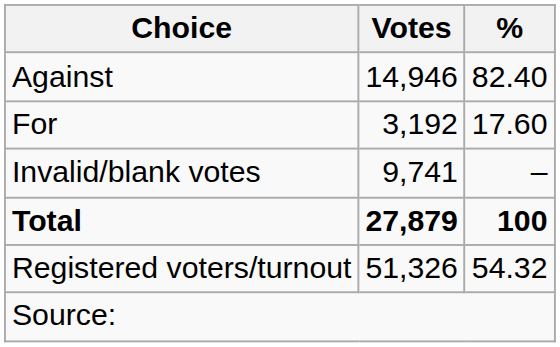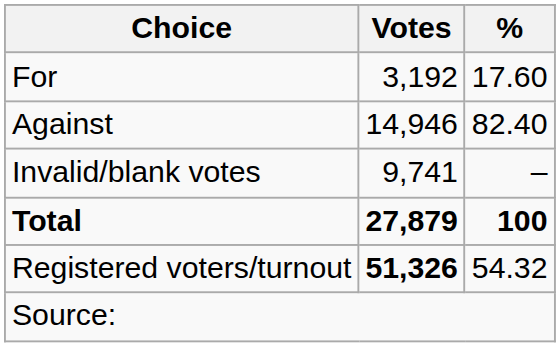rows swapped: (35, 124) <-> (62, 76)
(412, 268) normal -> (412, 268) bold
